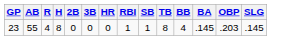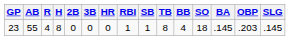+ column: (202, 12)
